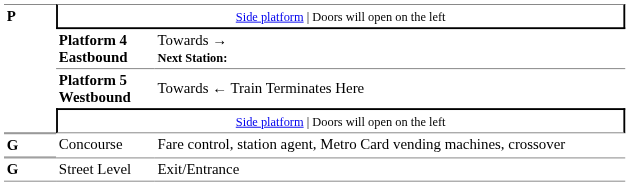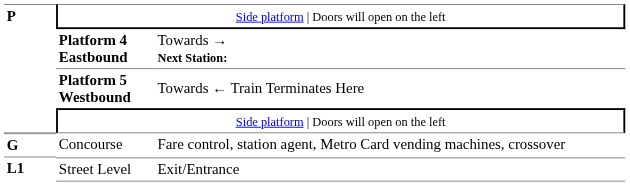(13, 169) G -> (15, 168) L1
